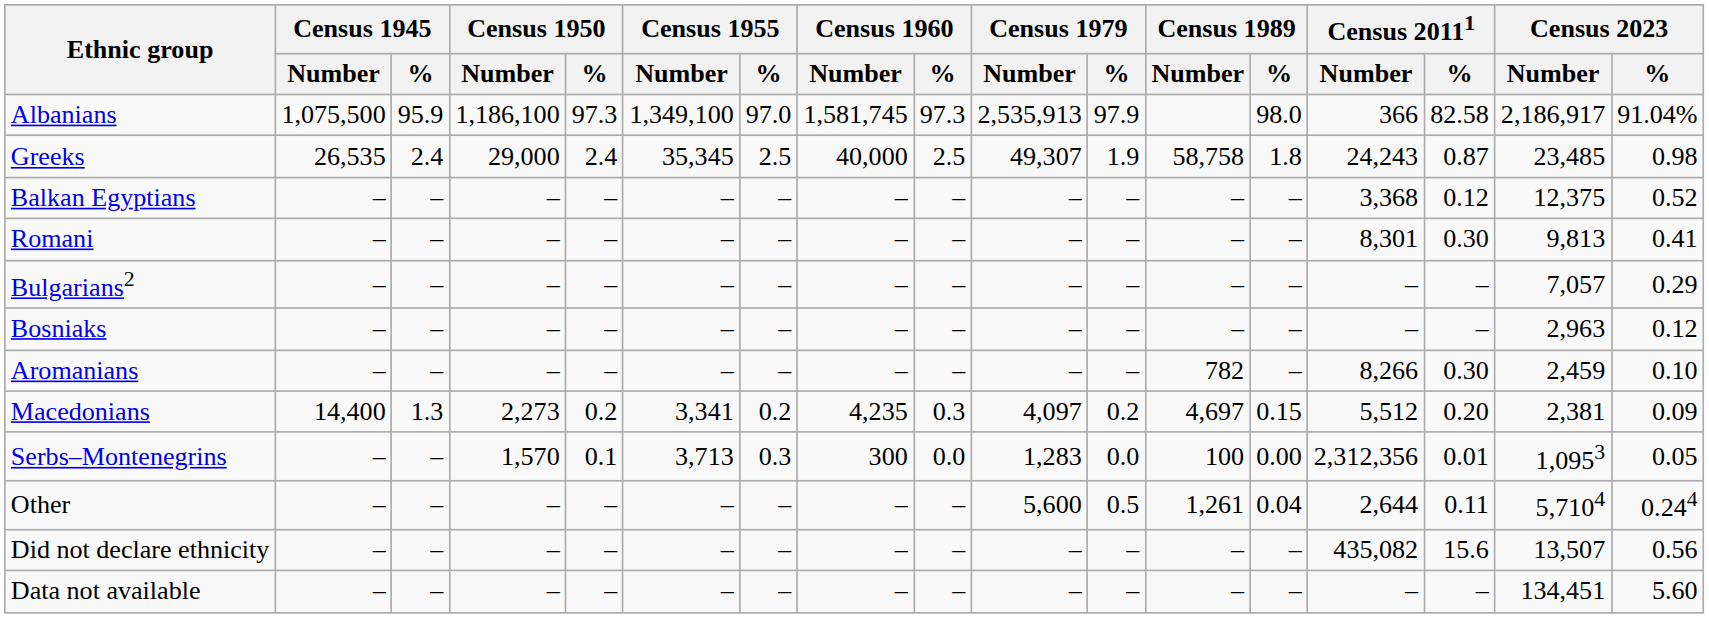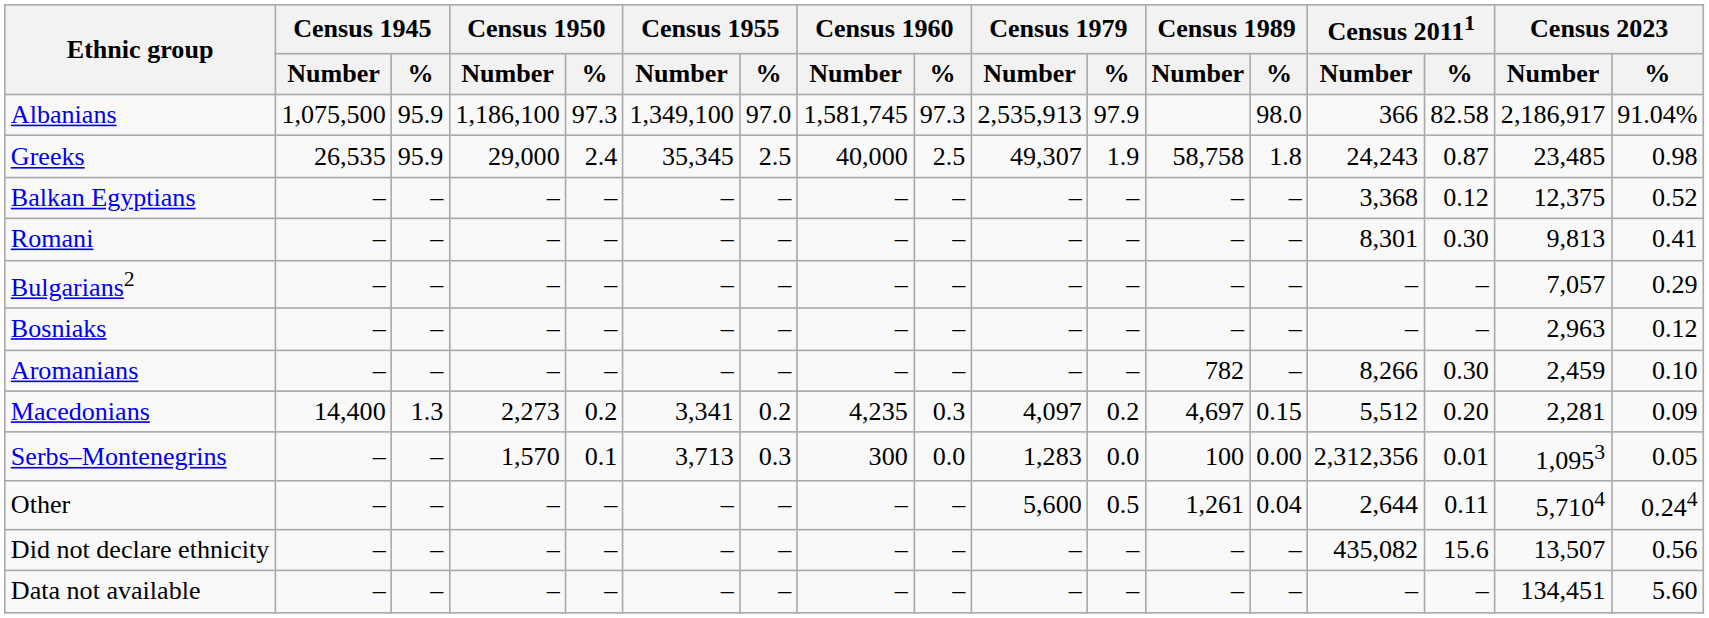(427, 156) 2.4 -> (421, 156) 95.9
(1576, 411) 2,381 -> (1576, 411) 2,281
